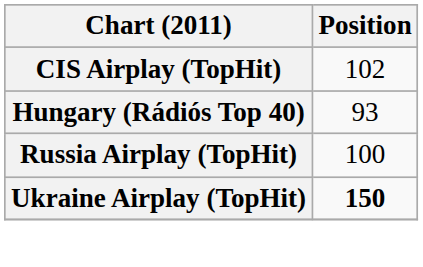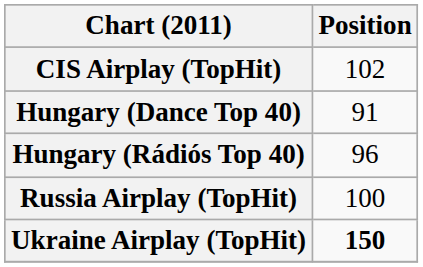+ row: (159, 111)
(365, 111) 93 -> (365, 154) 96
